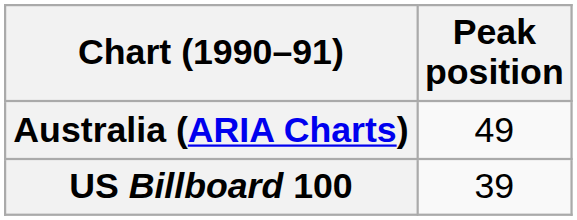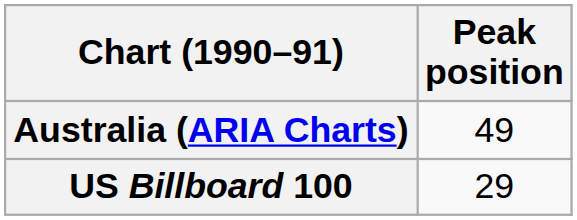(494, 186) 39 -> (494, 186) 29
